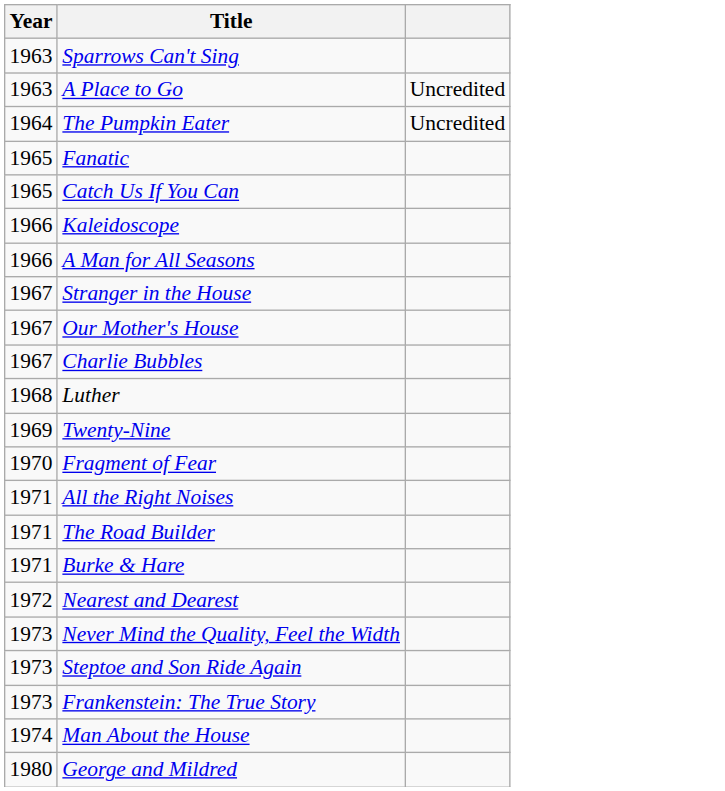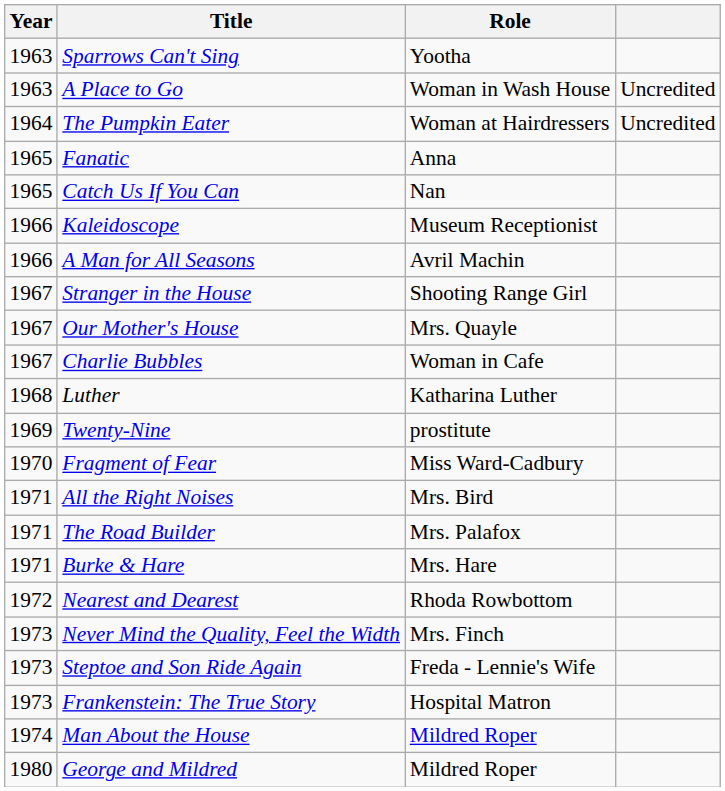+ column: (510, 21)
